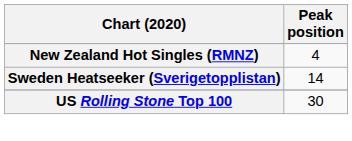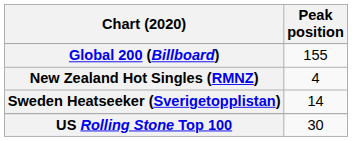+ row: (144, 55)
